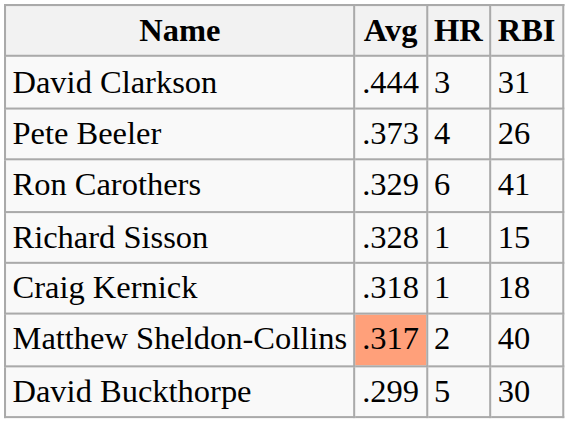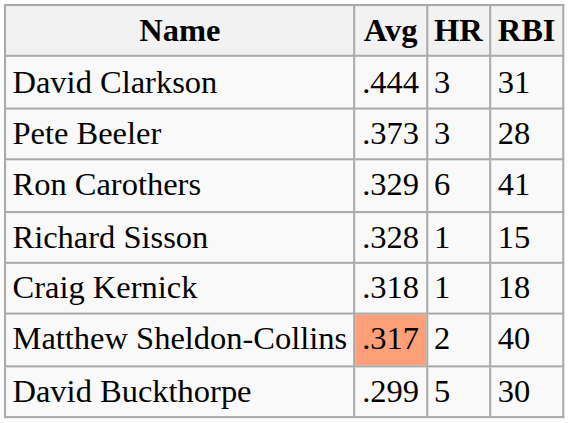(442, 133) 4 -> (442, 133) 3
(514, 133) 26 -> (514, 133) 28
